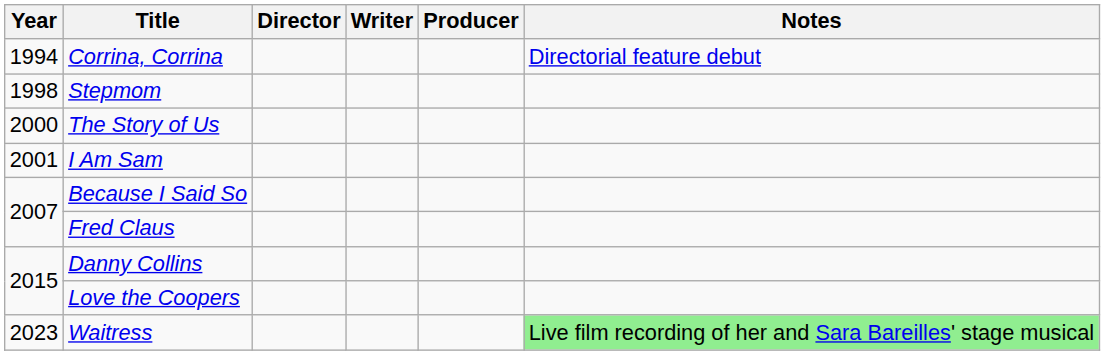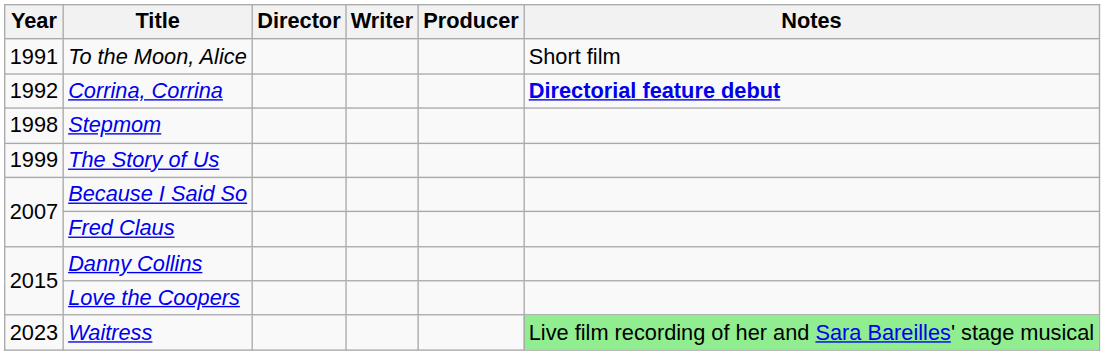+ row: (157, 56)
(34, 56) 1994 -> (34, 90) 1992
(645, 56) normal -> (655, 90) bold
(34, 125) 2000 -> (34, 159) 1999
- row: (115, 159)
